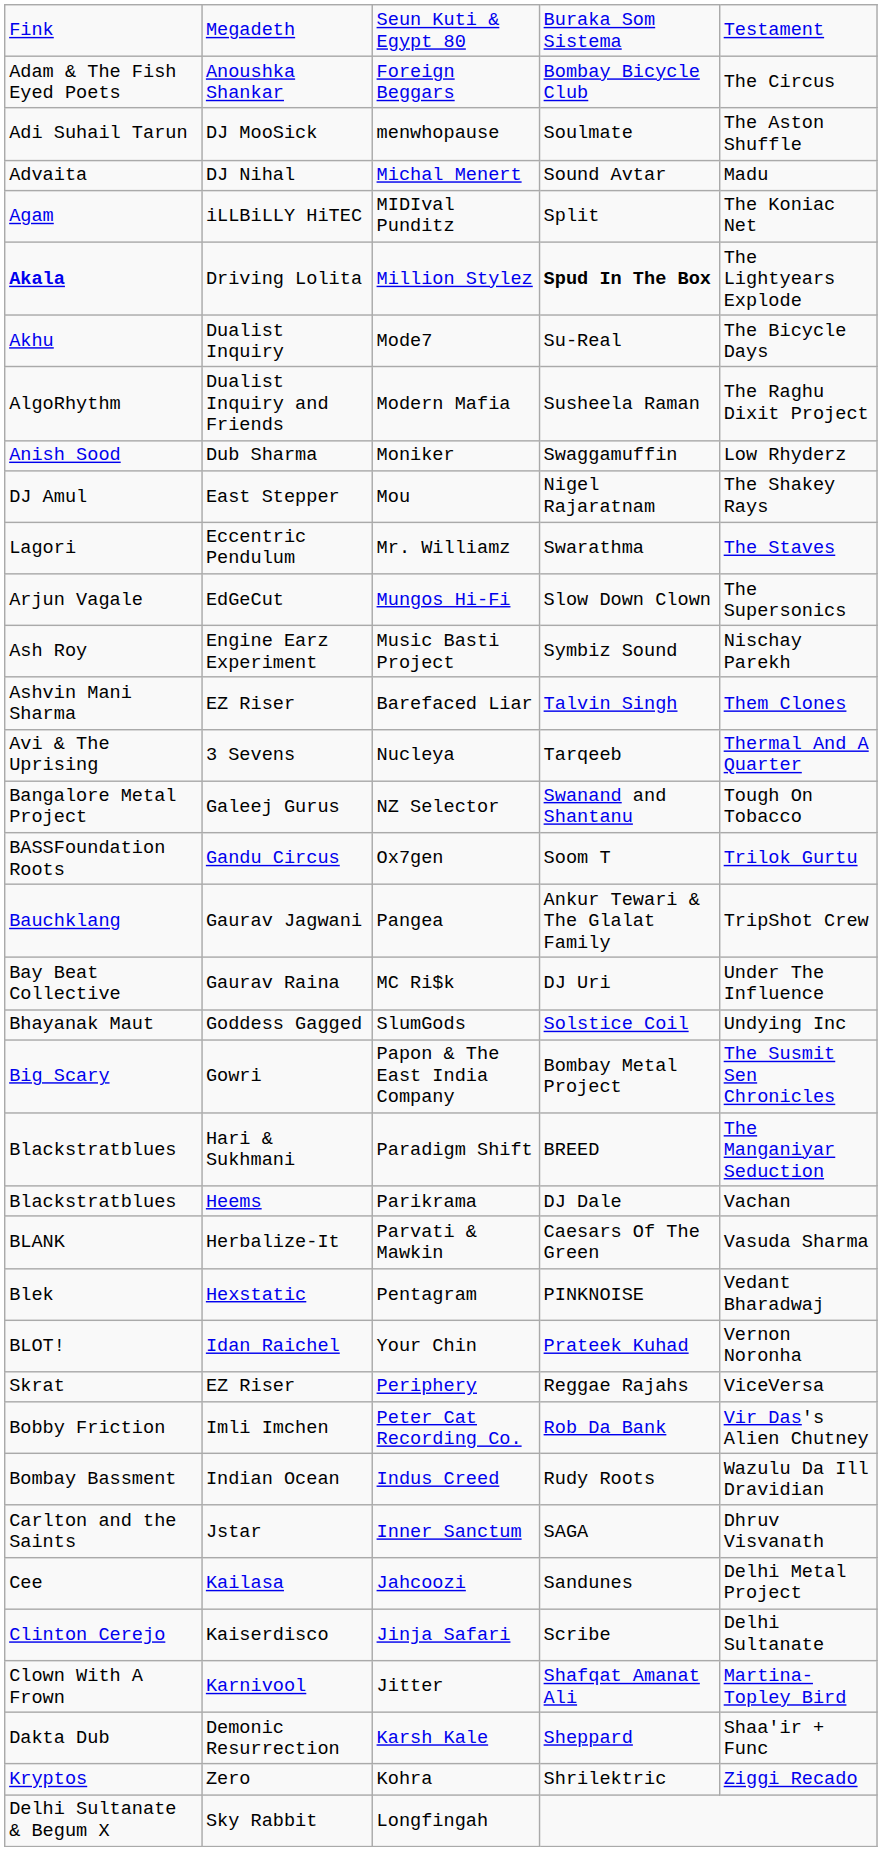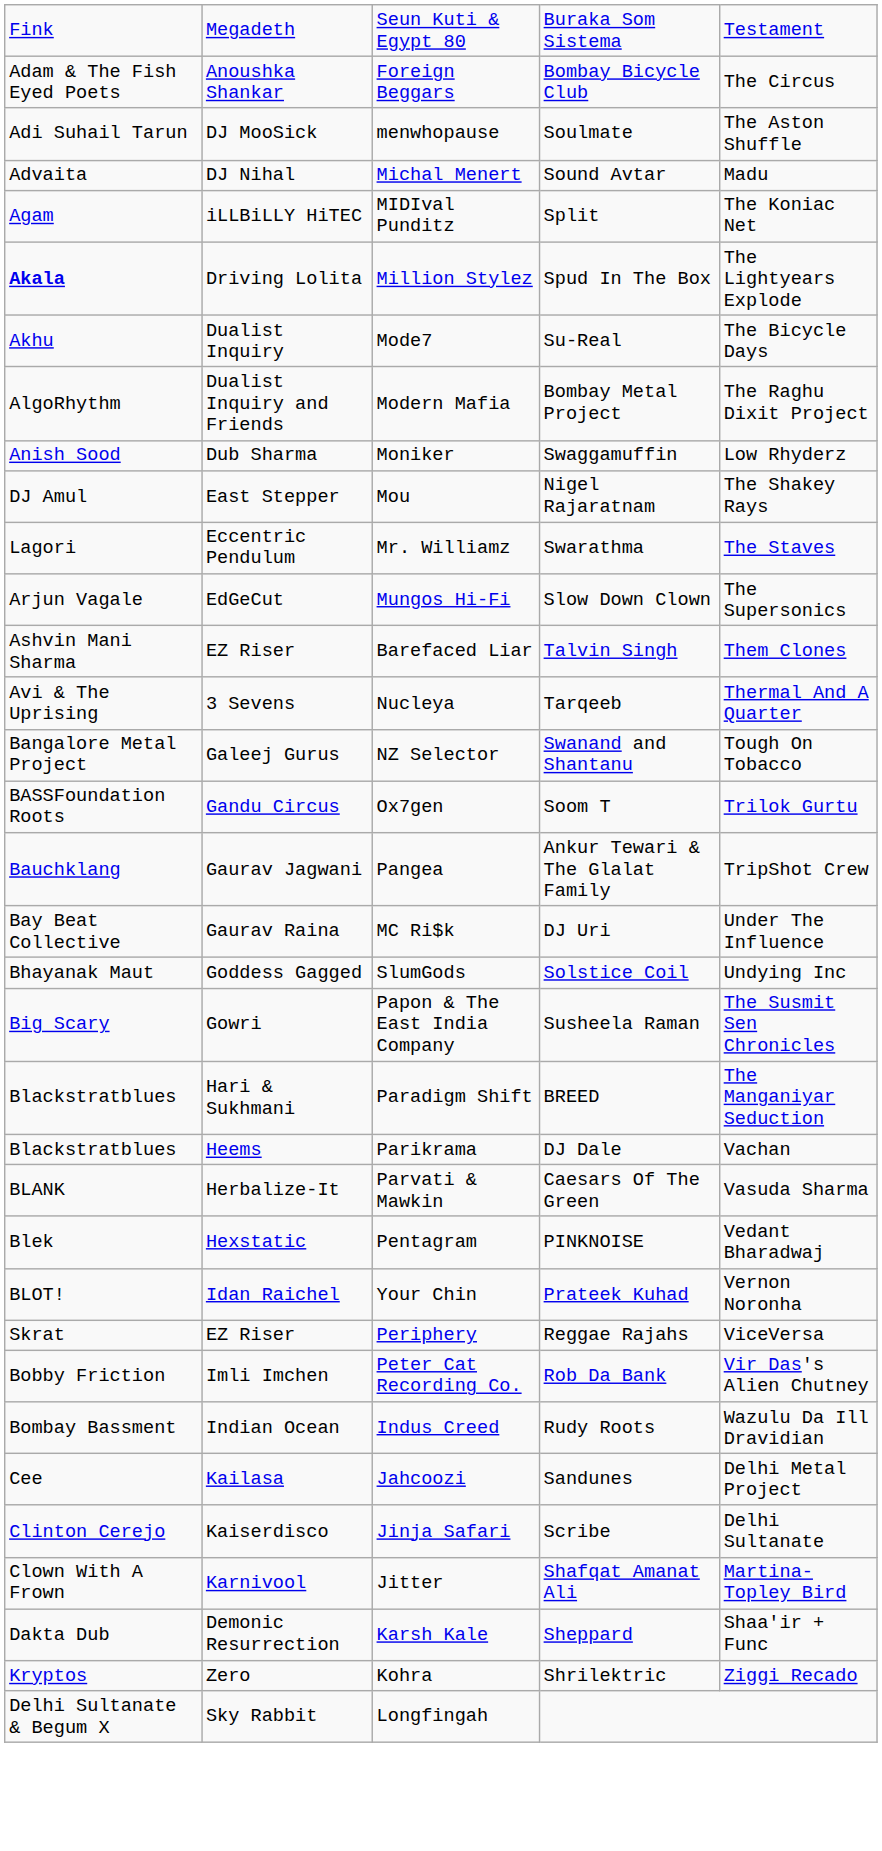(627, 279) bold -> (627, 279) normal
(622, 404) Susheela Raman -> (611, 404) Bombay Metal Project
- row: (438, 652)
(611, 1076) Bombay Metal Project -> (622, 1025) Susheela Raman
- row: (449, 1531)
